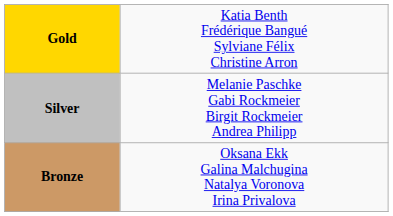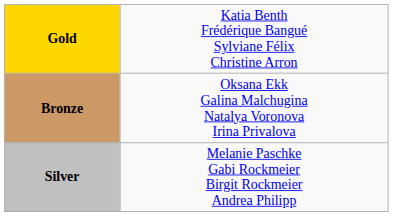rows swapped: (62, 108) <-> (62, 177)
